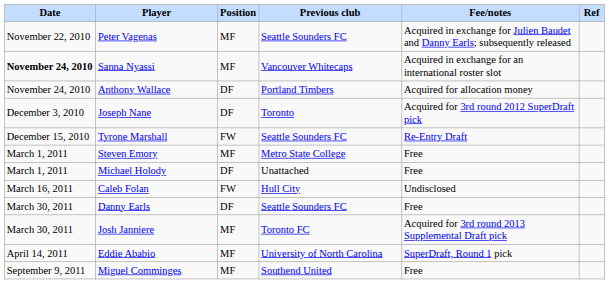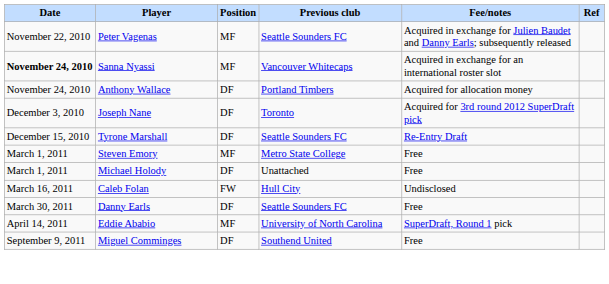(228, 137) FW -> (227, 137) DF
- row: (126, 229)
(228, 270) MF -> (227, 240) DF
